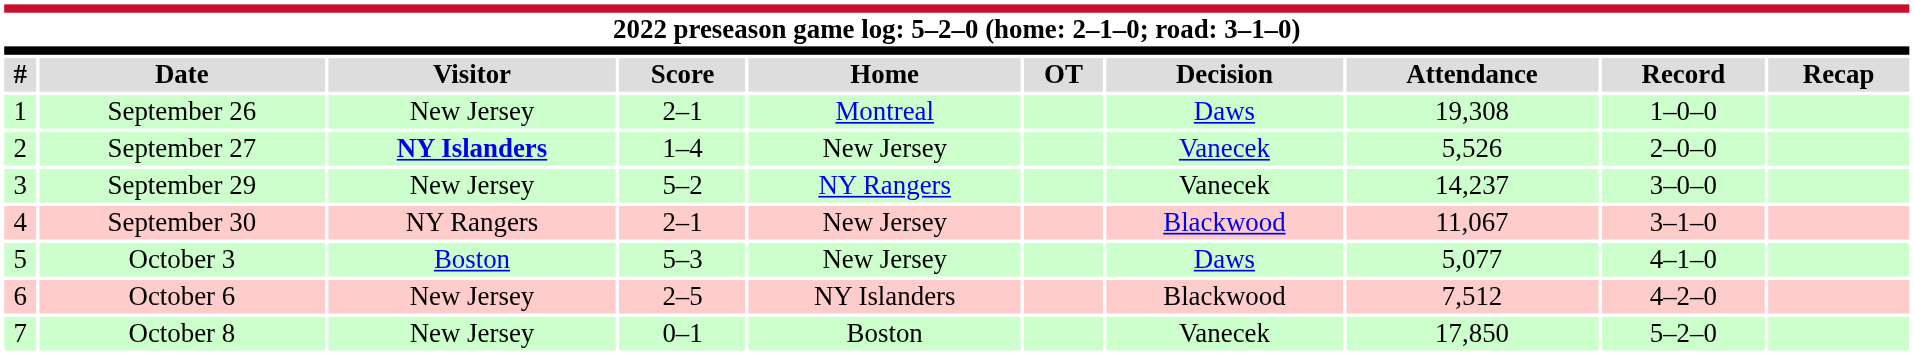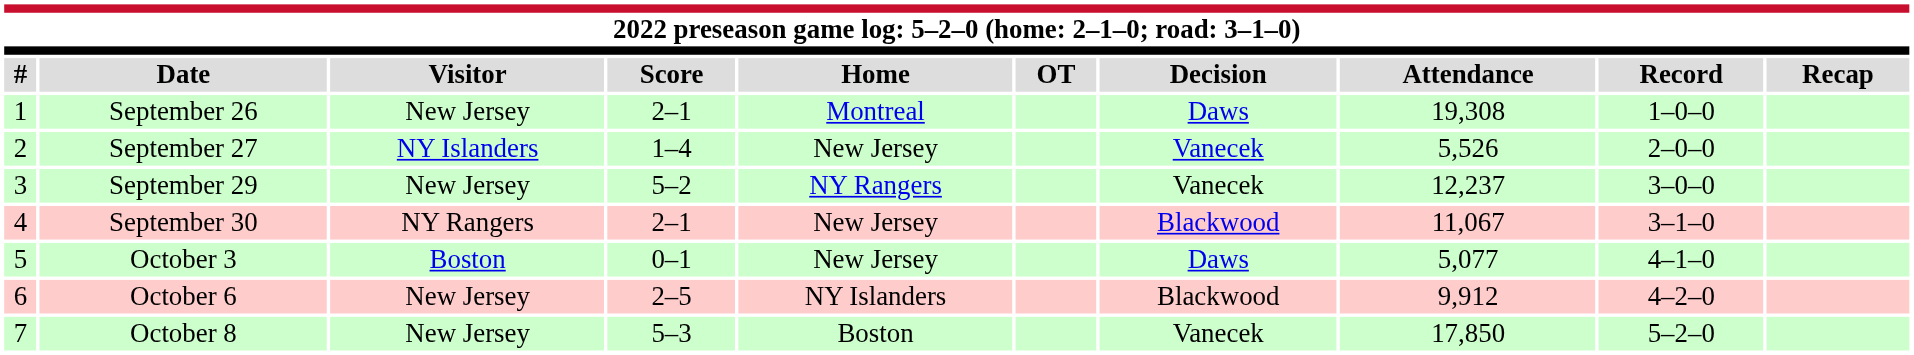(472, 148) bold -> (468, 148) normal
(1472, 185) 14,237 -> (1468, 185) 12,237
(683, 259) 5–3 -> (672, 259) 0–1
(1472, 296) 7,512 -> (1468, 296) 9,912
(683, 333) 0–1 -> (672, 333) 5–3
